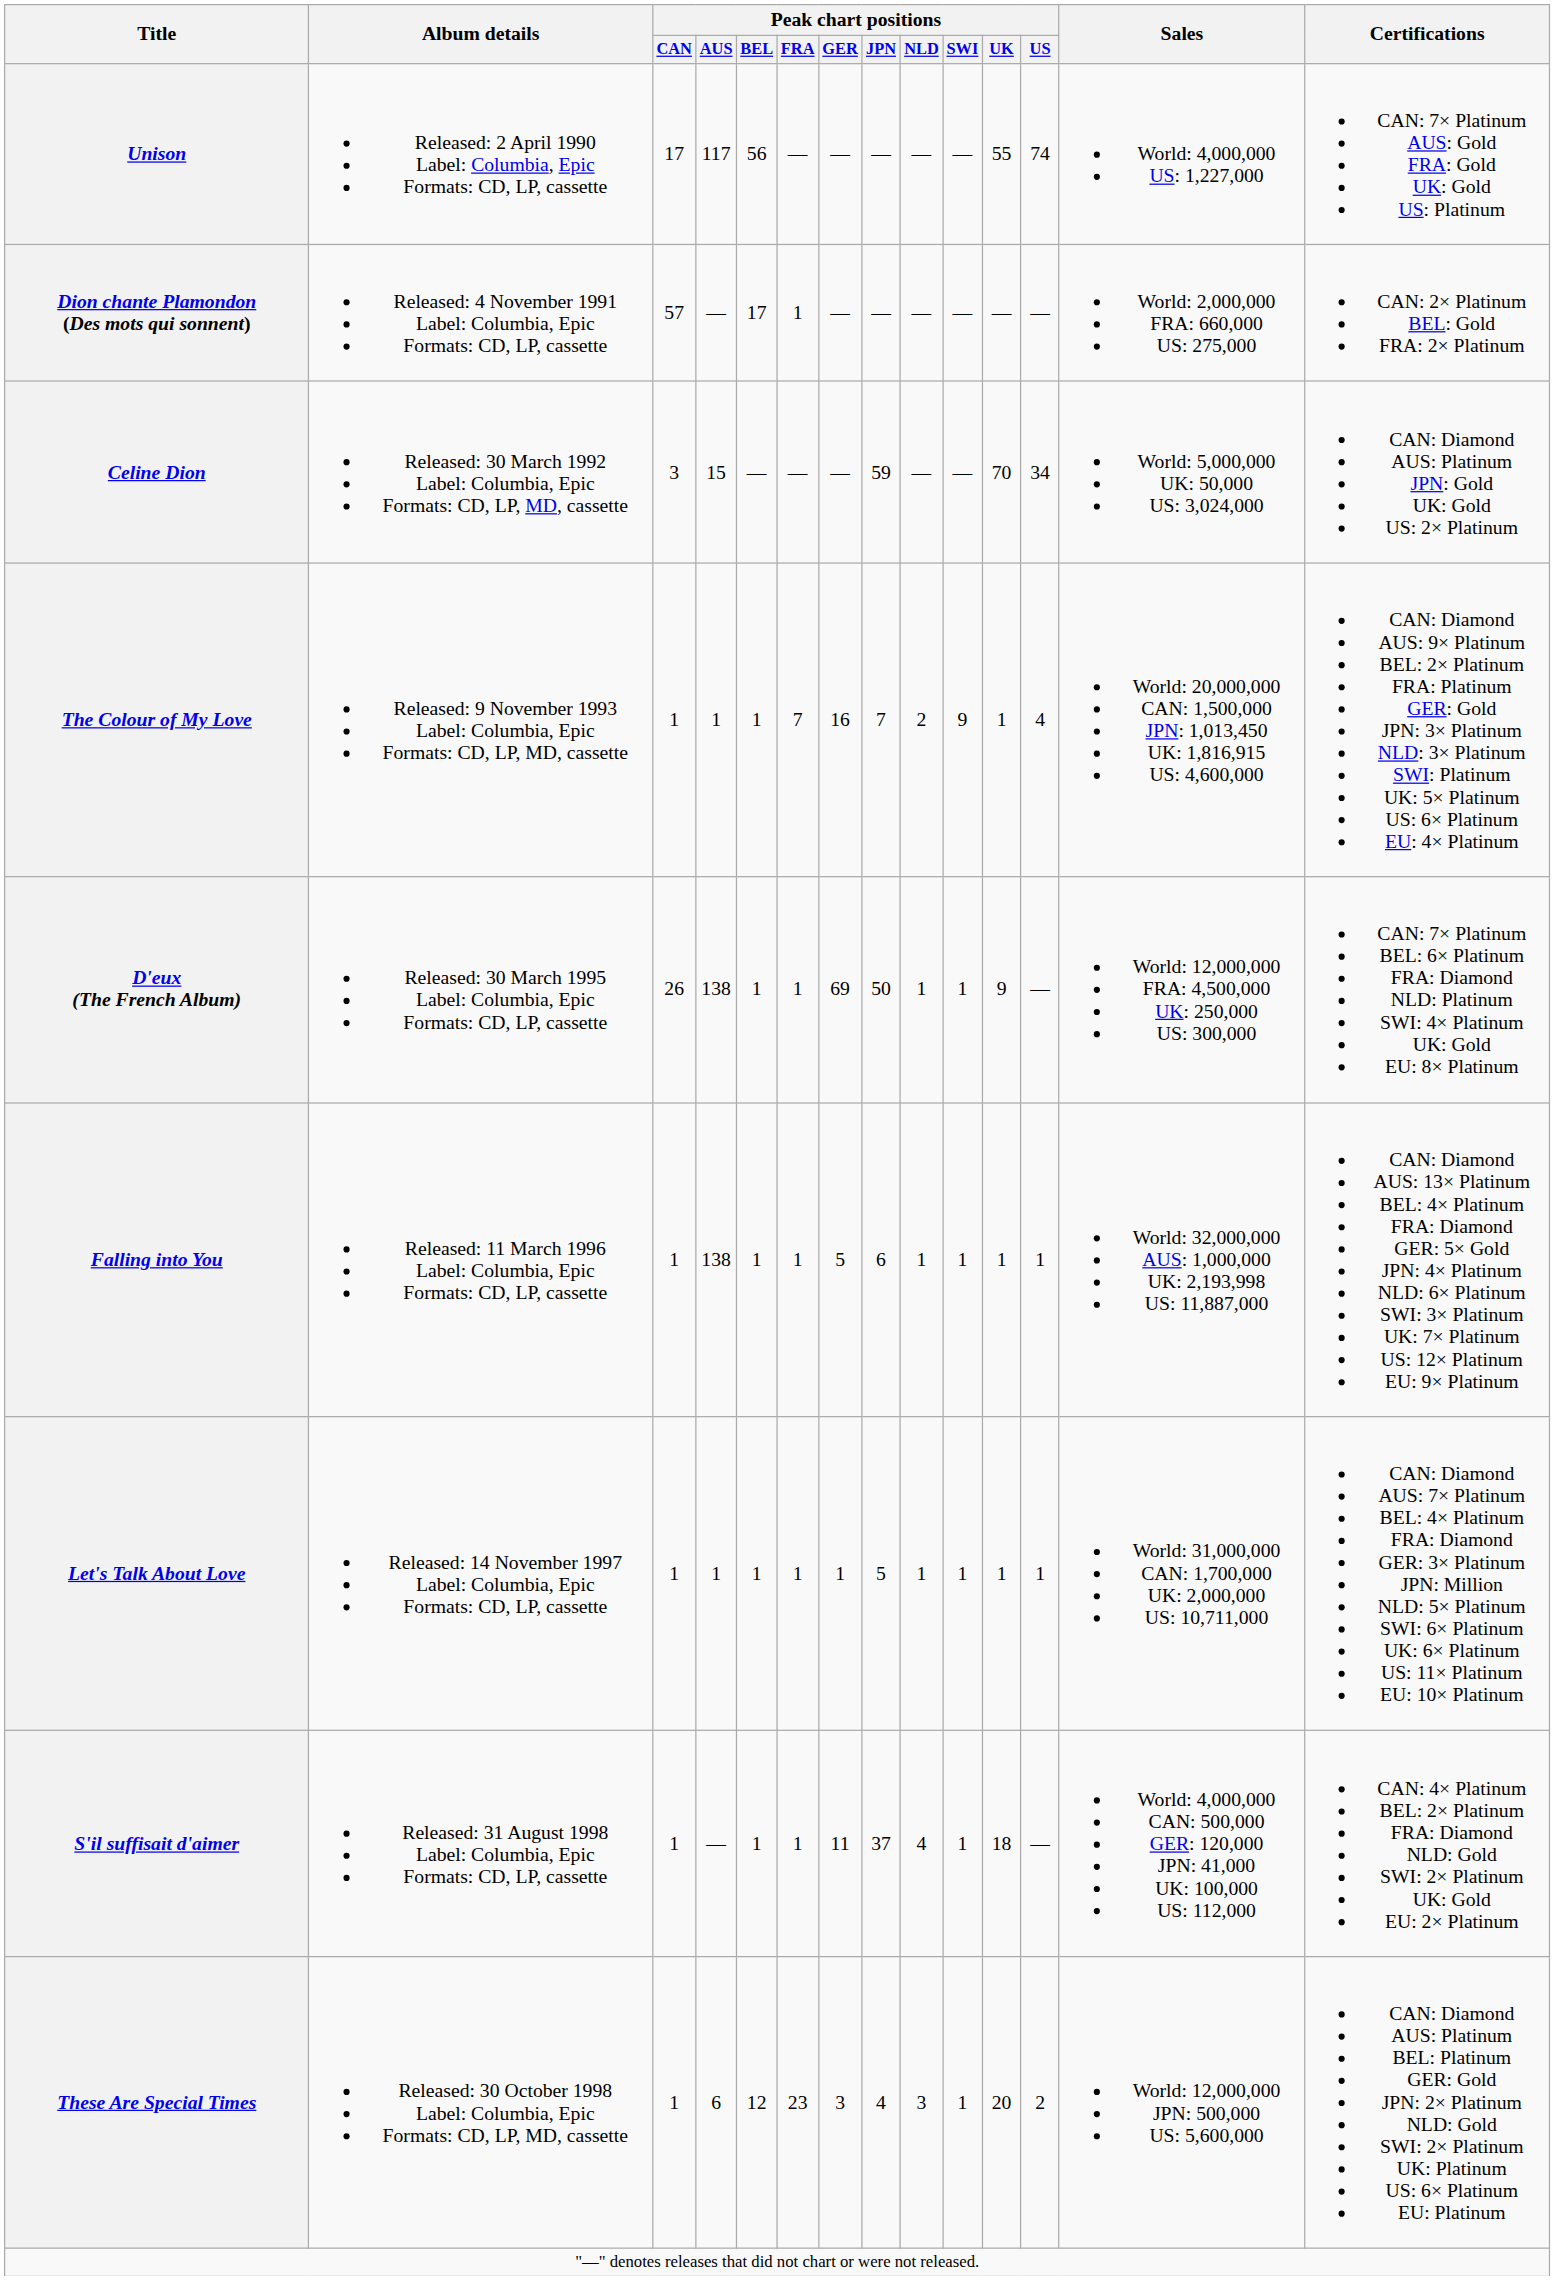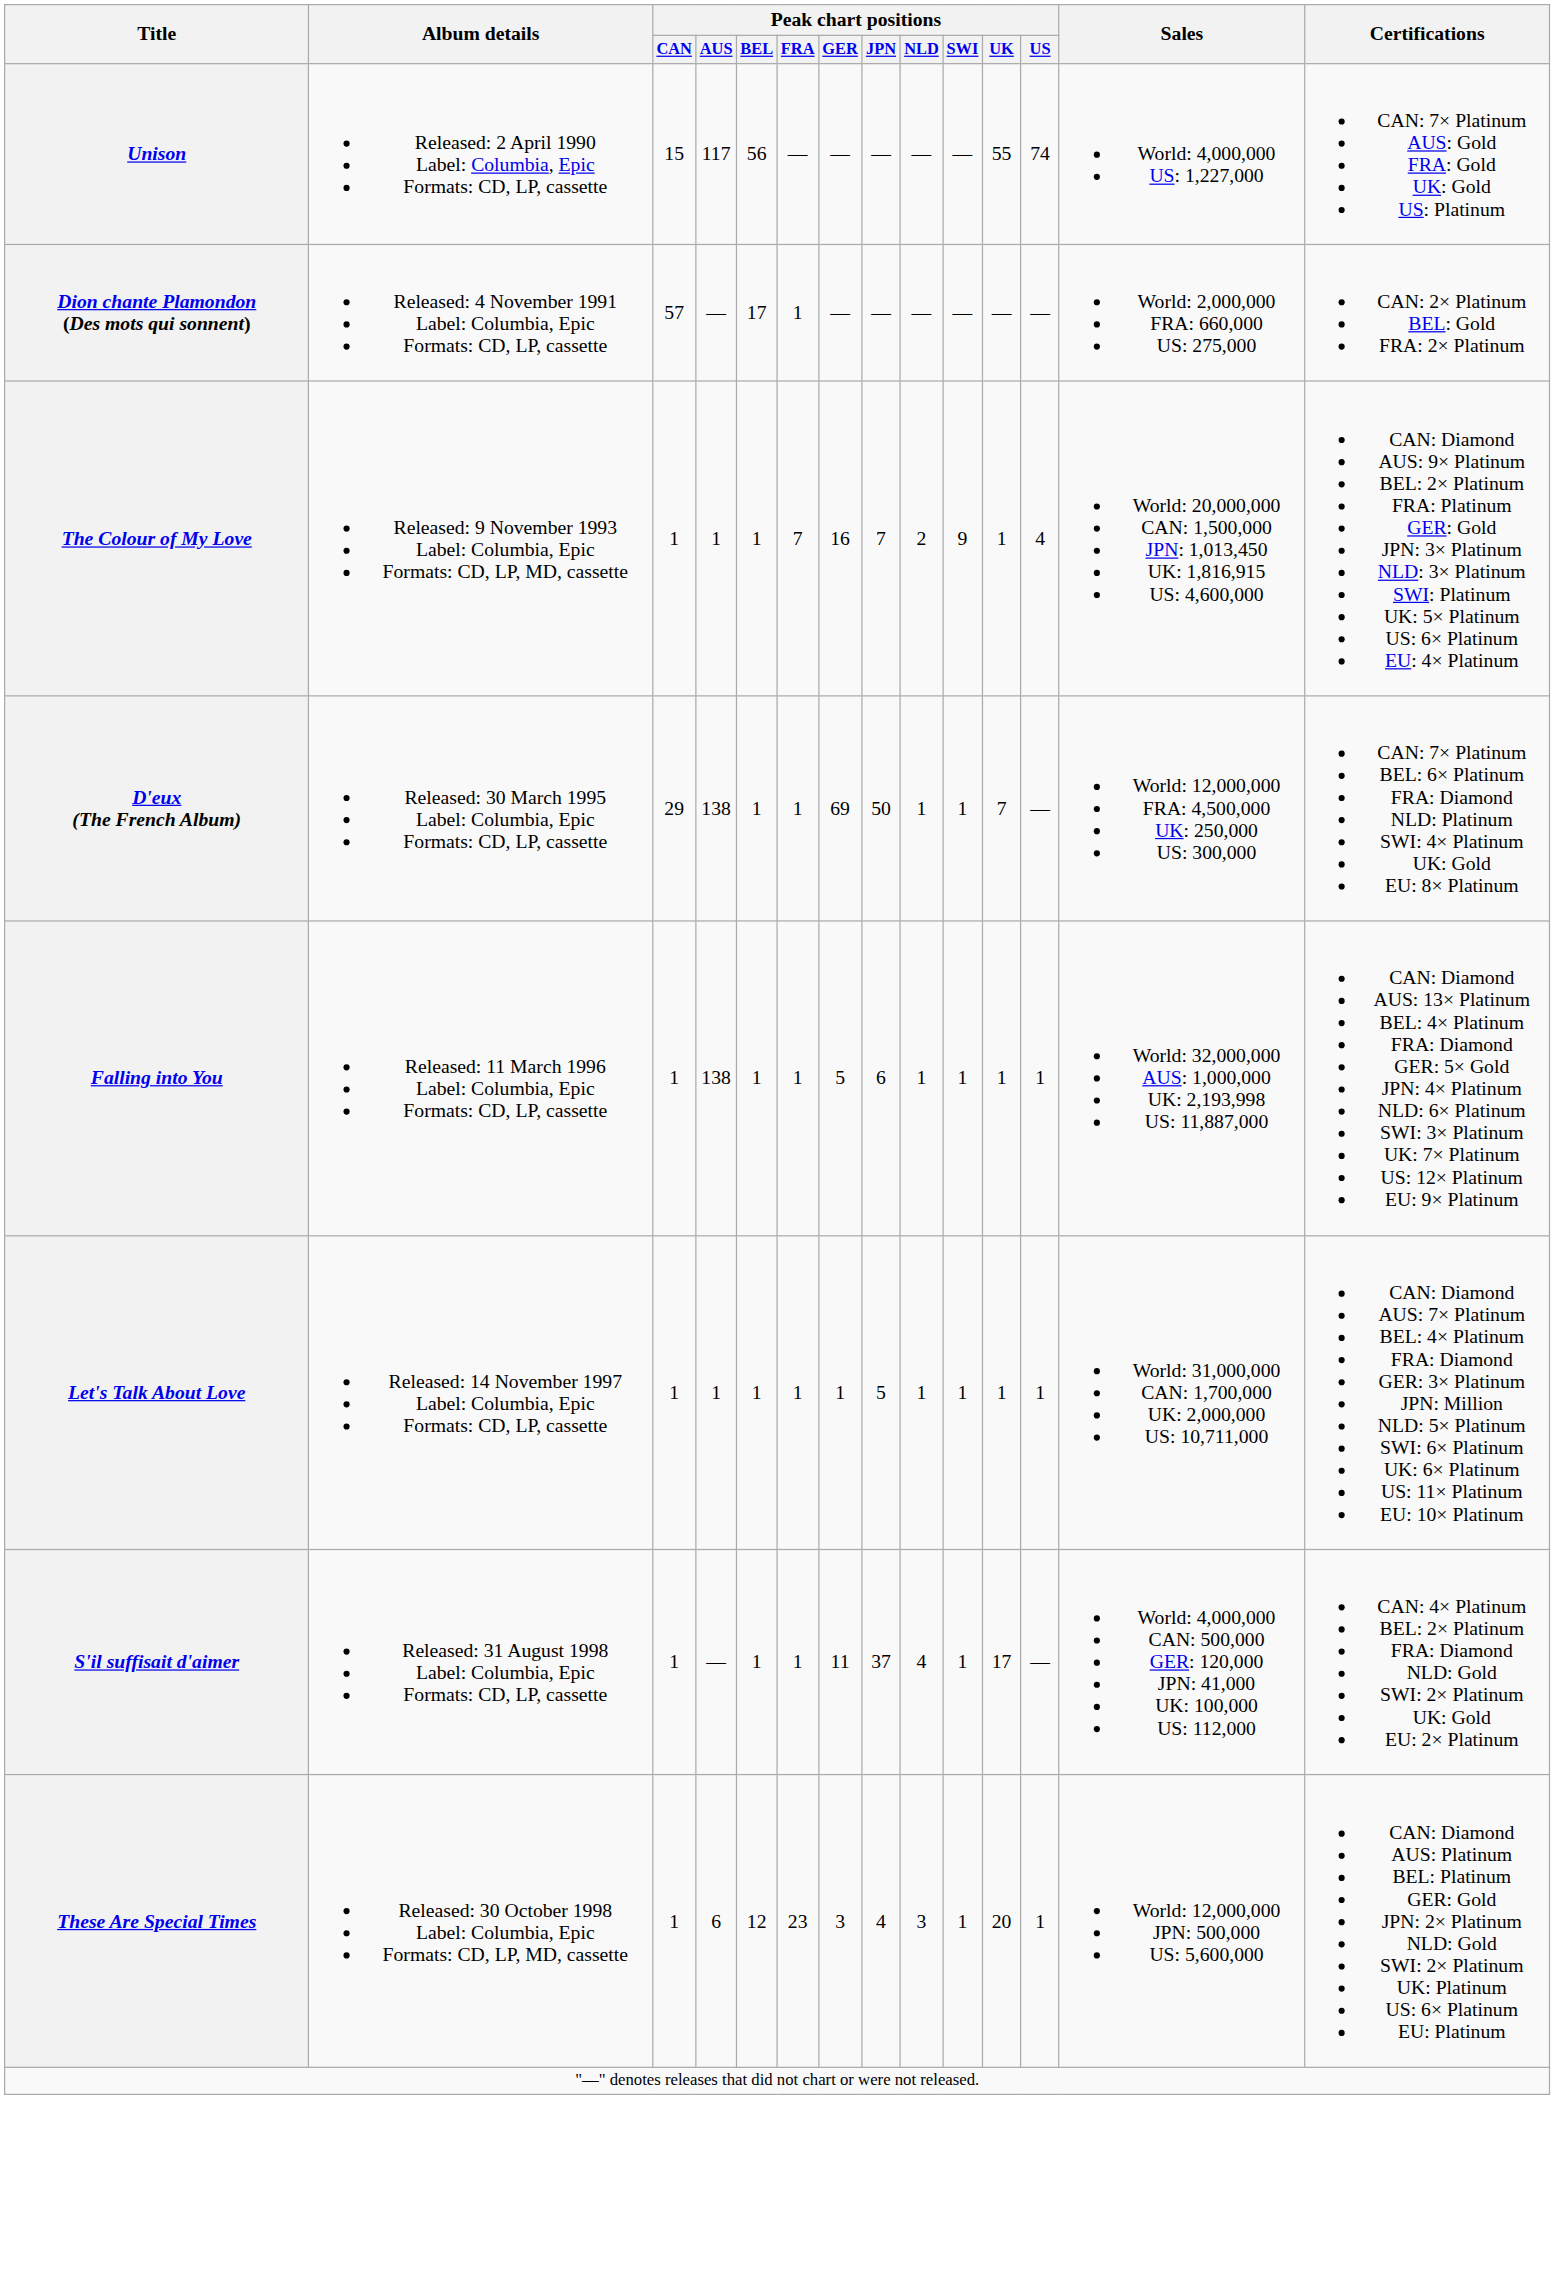(674, 153) 17 -> (674, 153) 15
- row: (157, 472)
(674, 989) 26 -> (674, 808) 29
(1002, 989) 9 -> (1002, 808) 7
(1002, 1843) 18 -> (1002, 1662) 17
(1040, 2102) 2 -> (1040, 1920) 1
